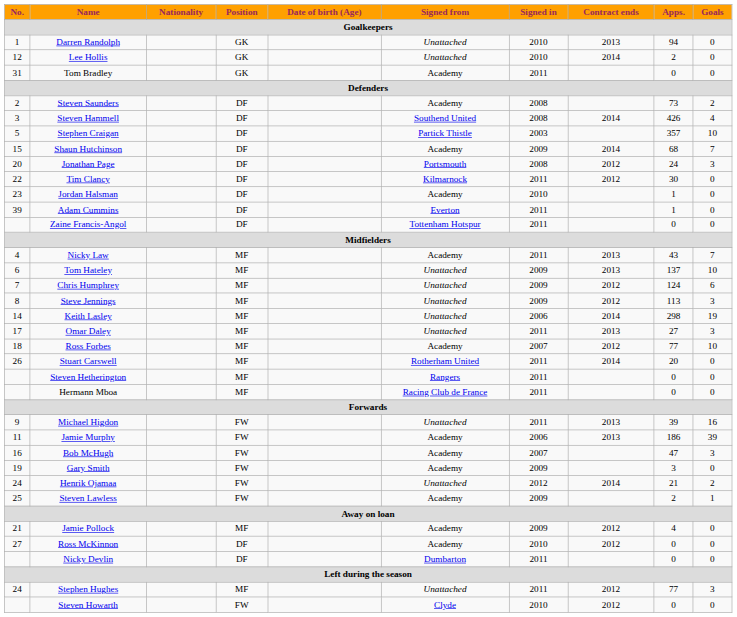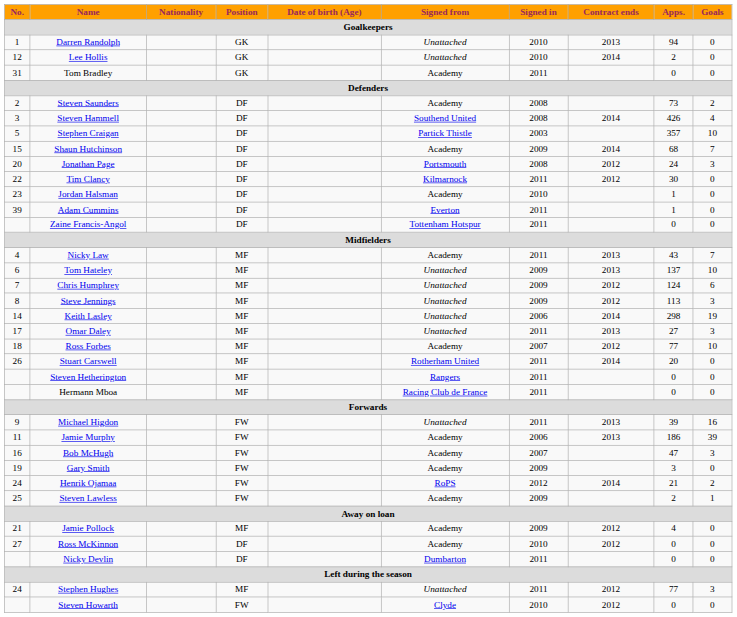(445, 483) Unattached -> (445, 483) RoPS
